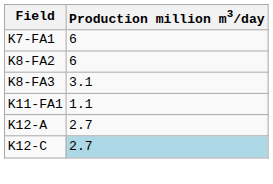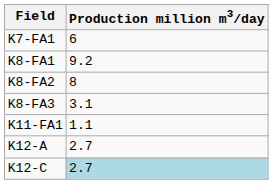+ row: (31, 61)
(73, 61) 6 -> (73, 83) 8
